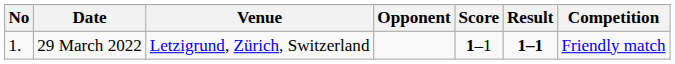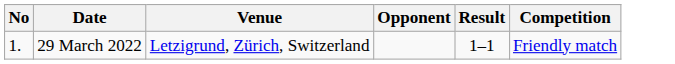- column: (479, 18)
(530, 45) bold -> (482, 45) normal
